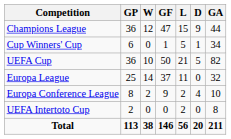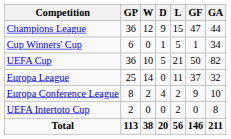columns swapped: (198, 12) <-> (166, 12)
